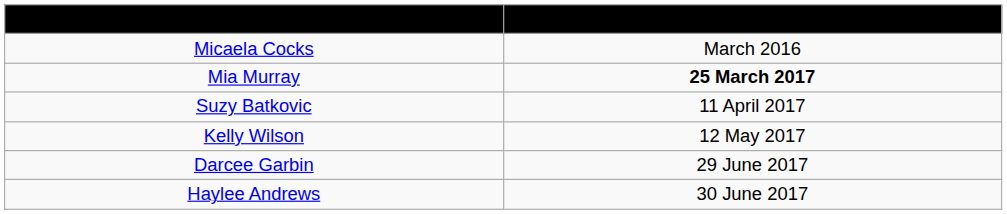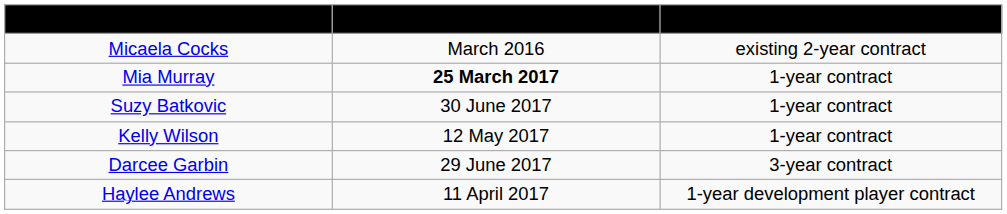+ column: (831, 19)
(752, 106) 11 April 2017 -> (496, 106) 30 June 2017
(752, 194) 30 June 2017 -> (496, 194) 11 April 2017
